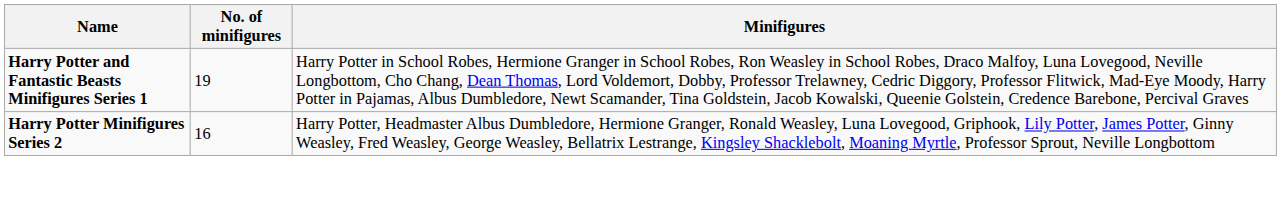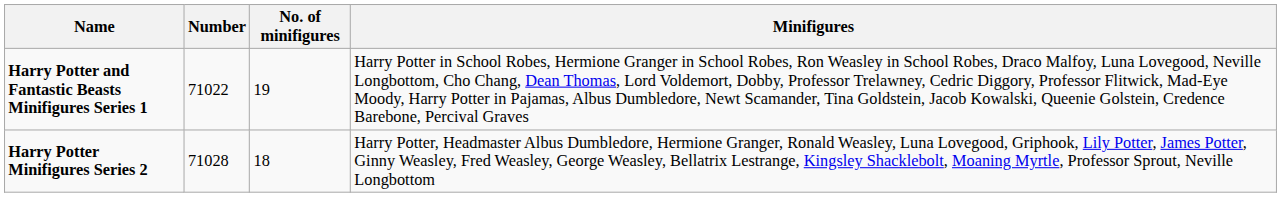+ column: (217, 26)
(202, 133) 16 -> (262, 161) 18
